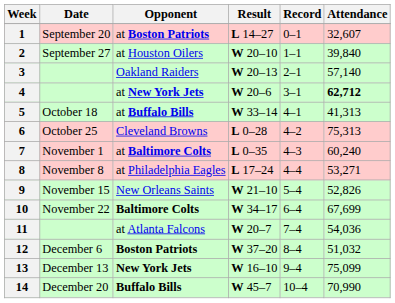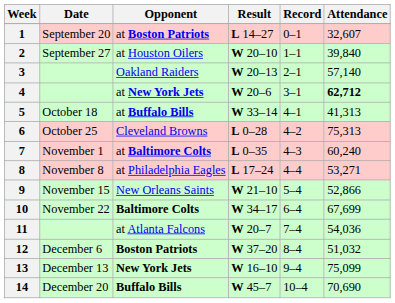(344, 190) 52,826 -> (344, 190) 52,866
(344, 287) 70,990 -> (344, 287) 70,690
